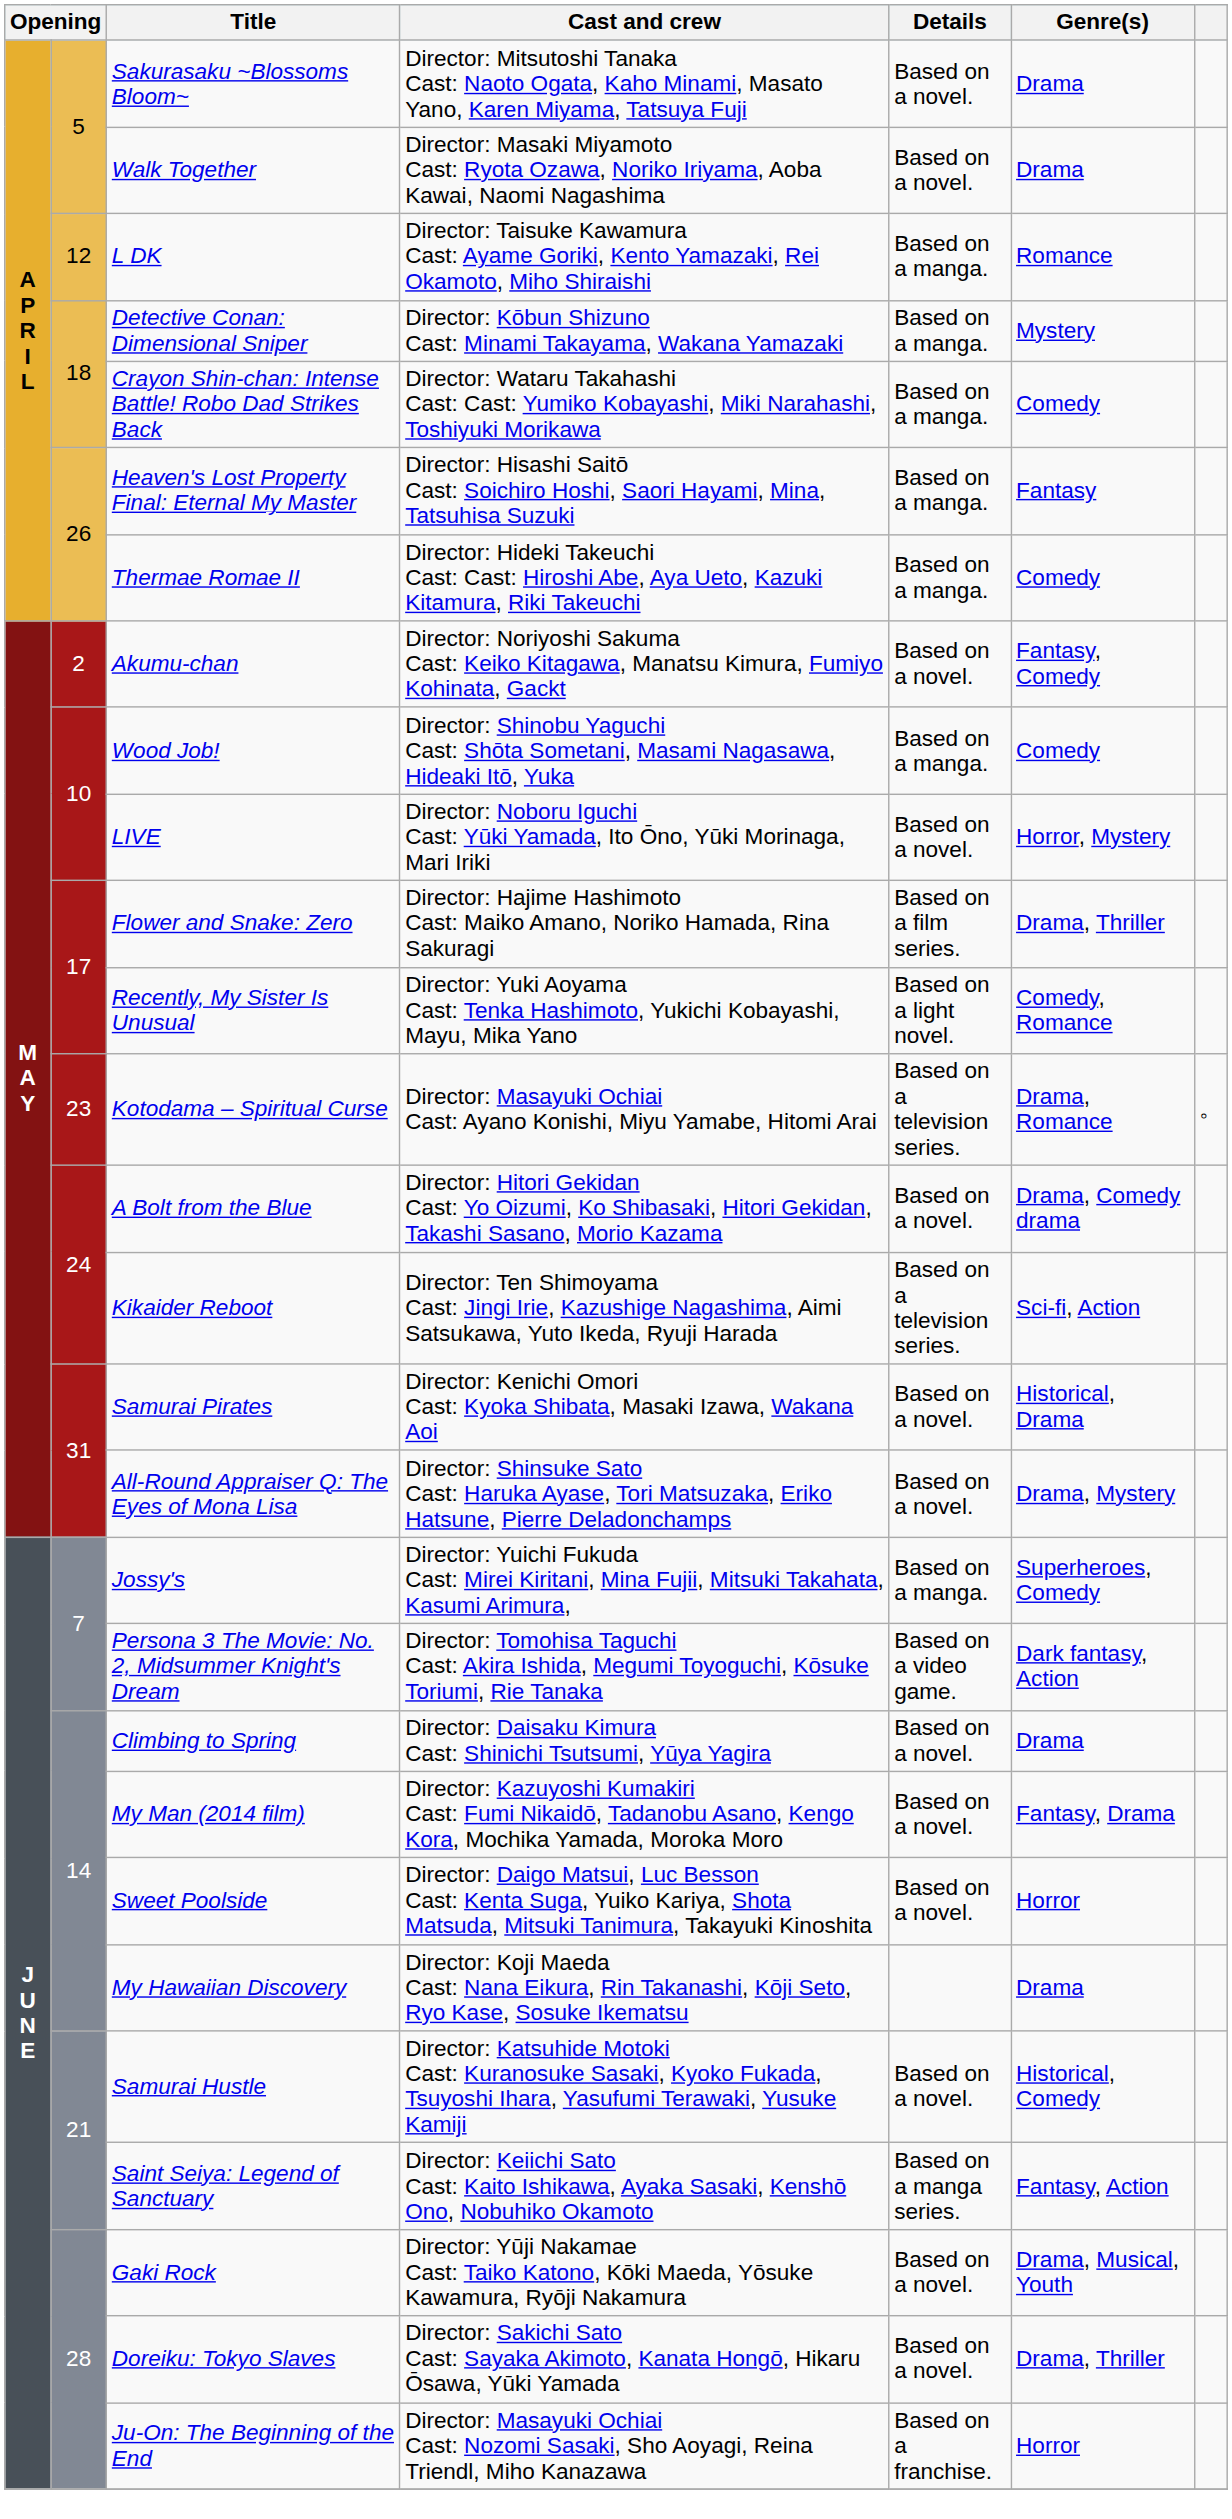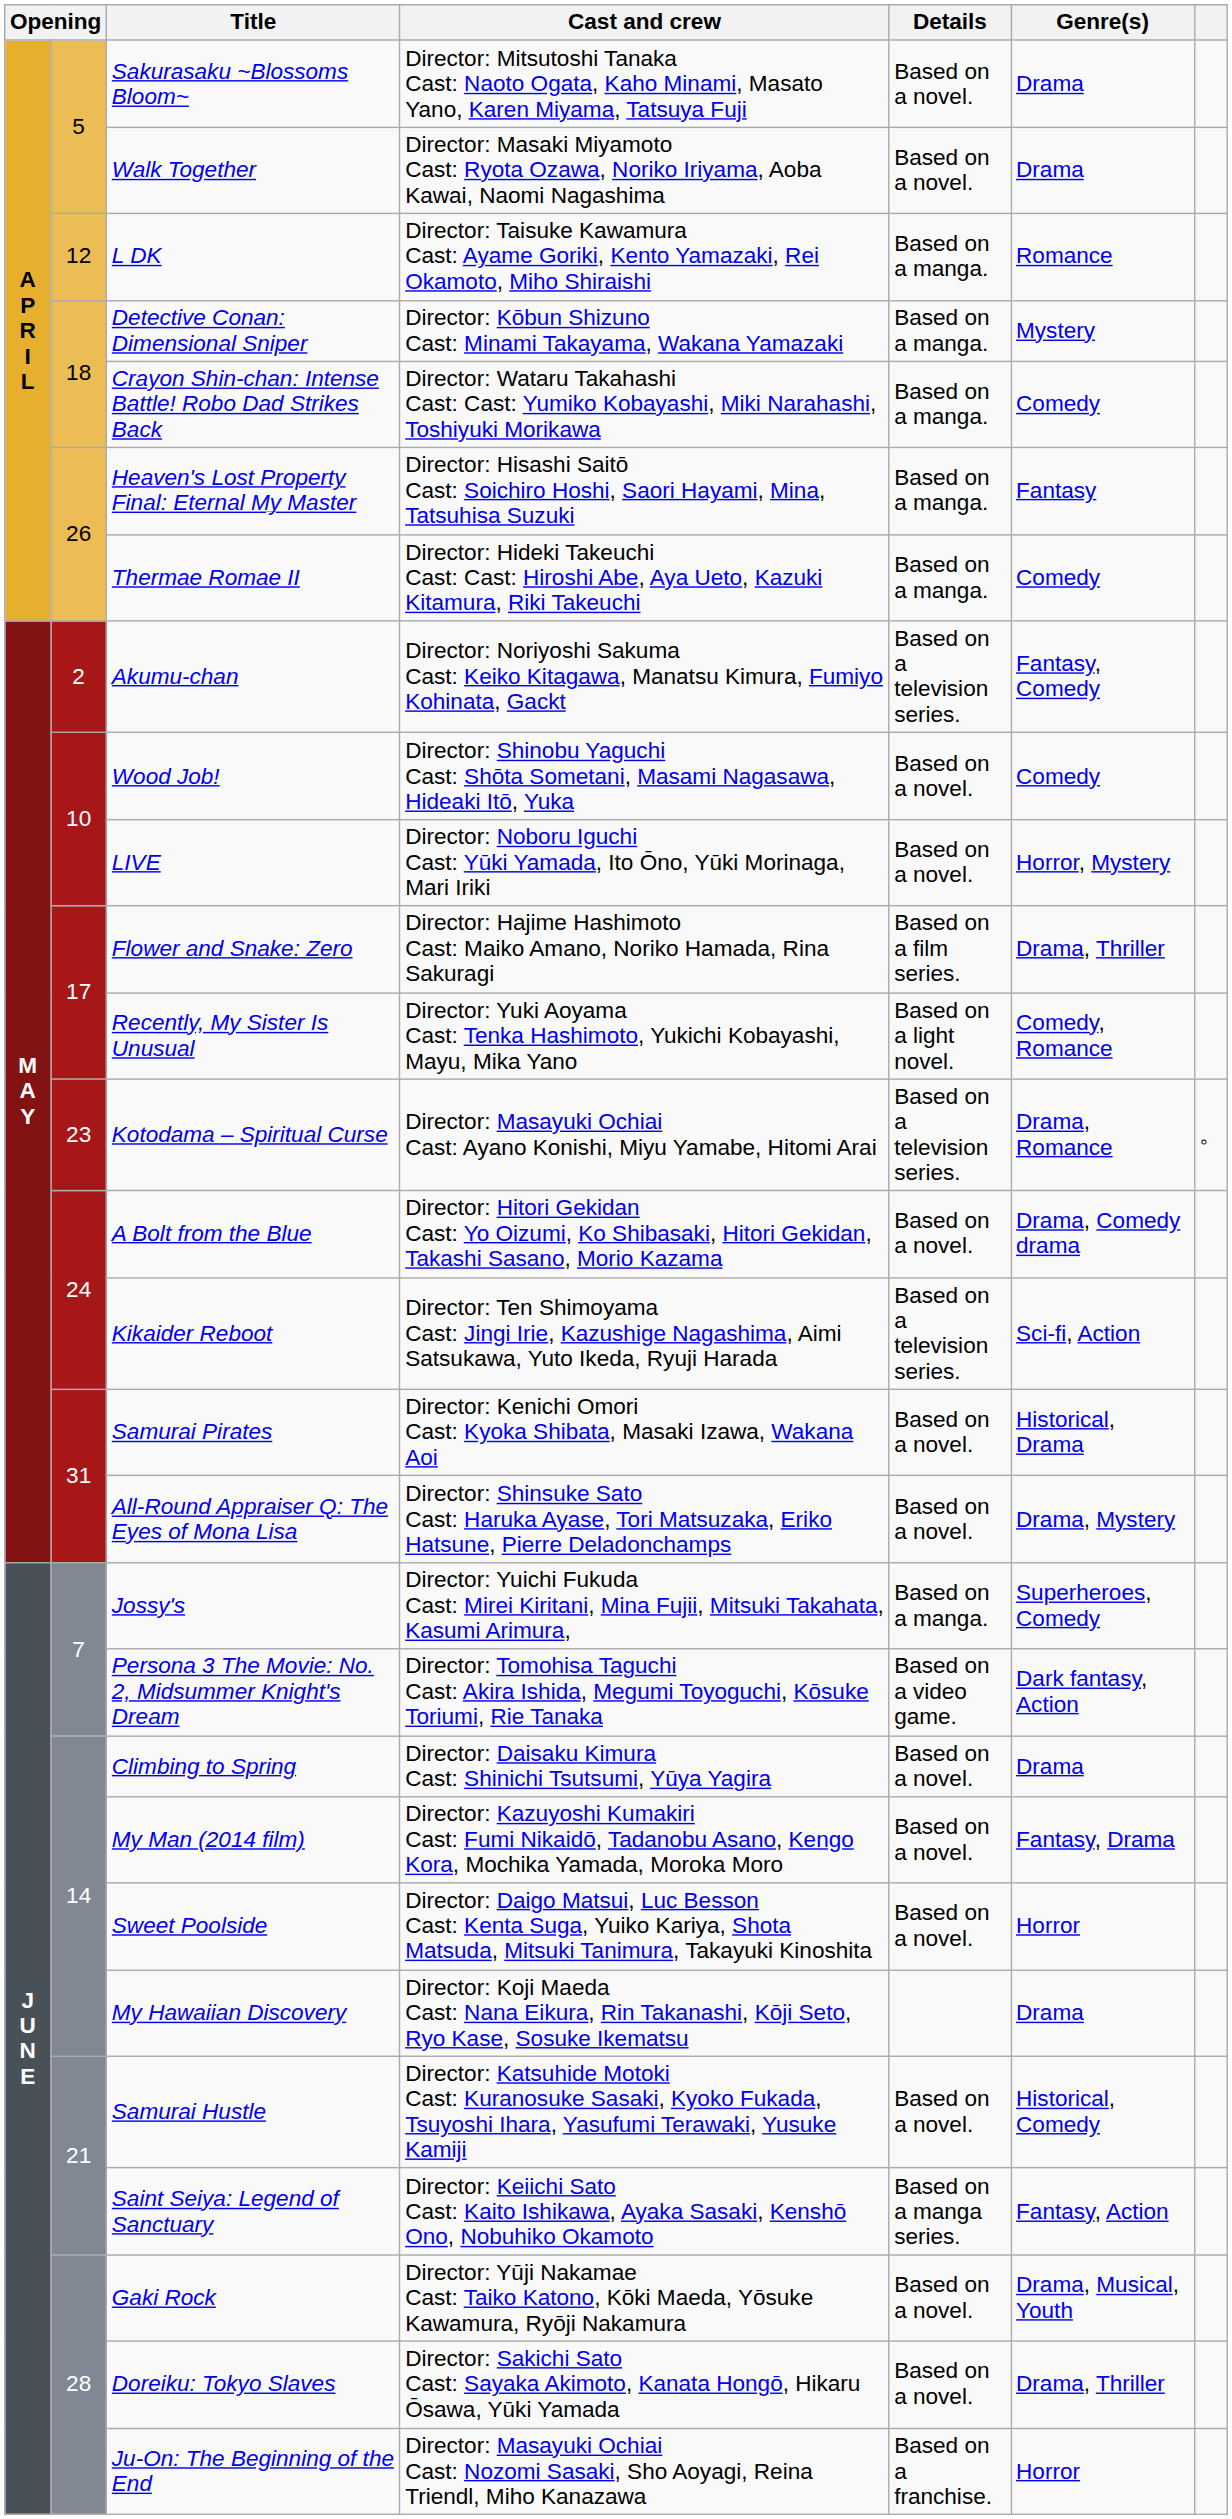(942, 663) Based on a novel. -> (942, 676) Based on a television series.
(942, 750) Based on a manga. -> (942, 775) Based on a novel.
